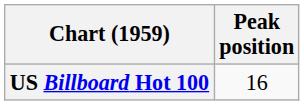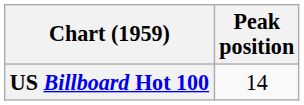(257, 81) 16 -> (257, 81) 14
